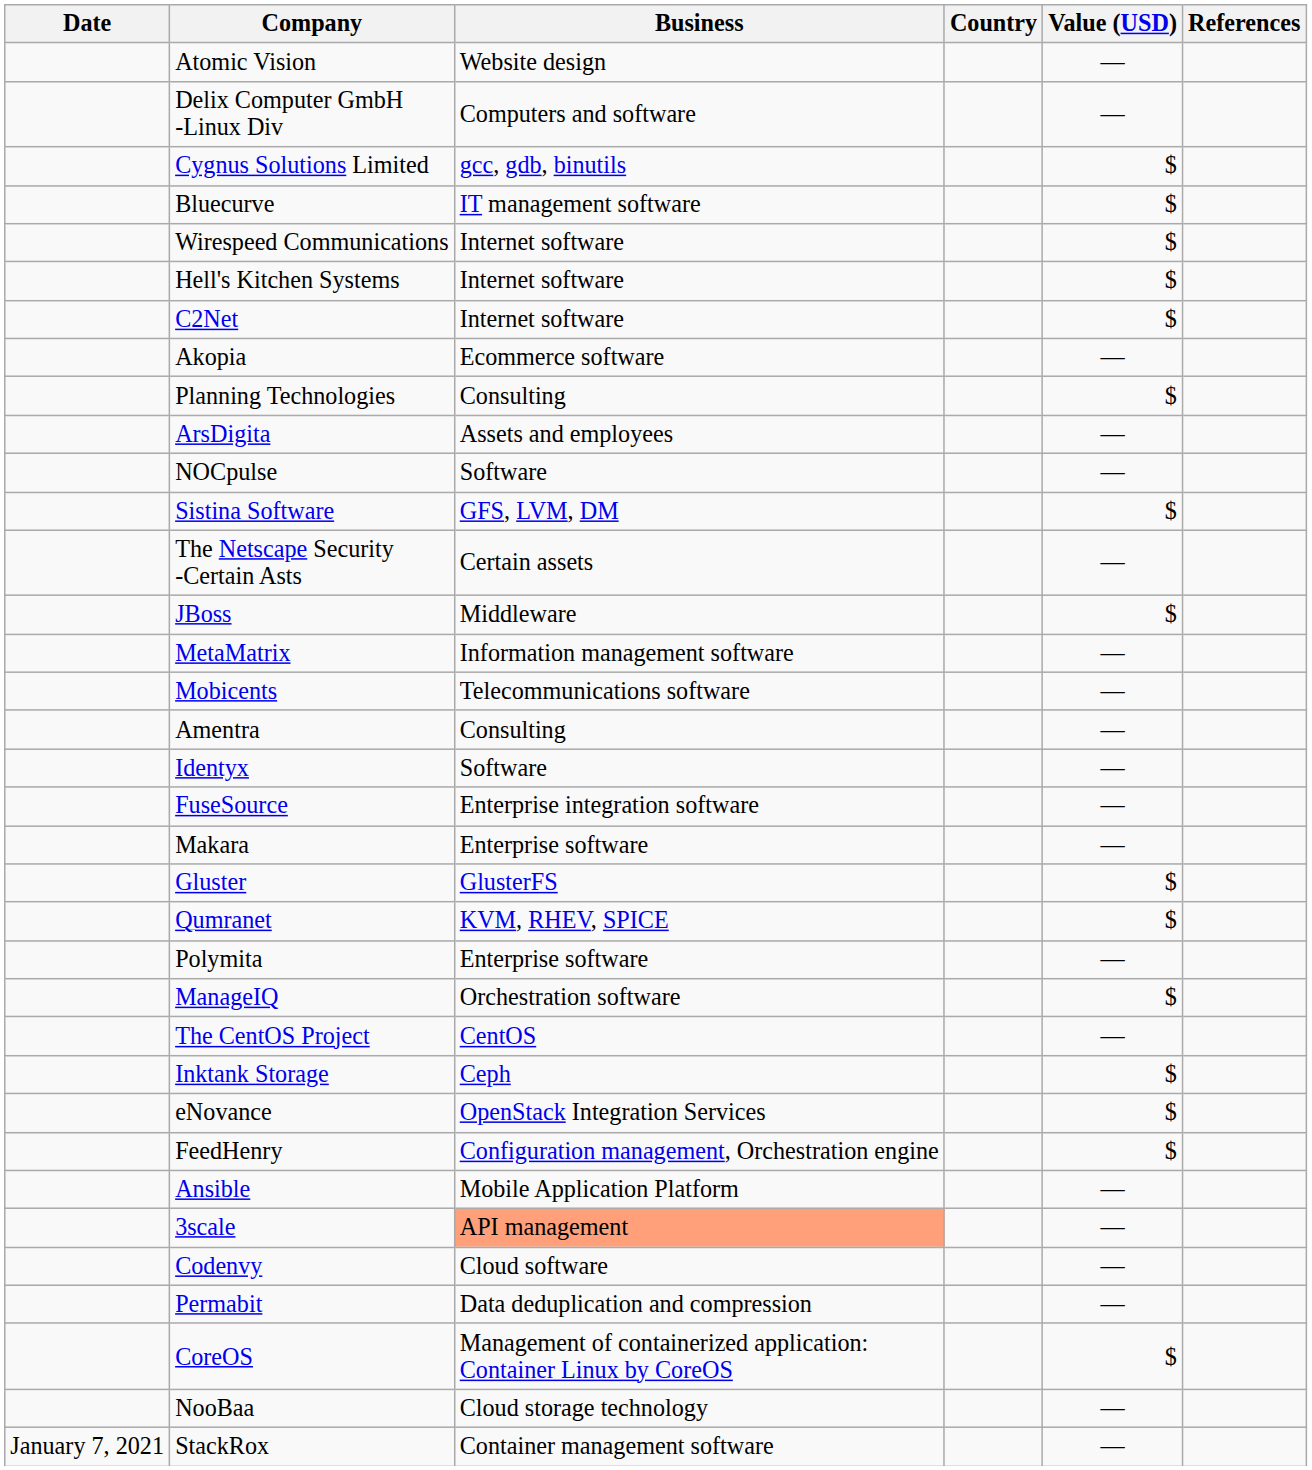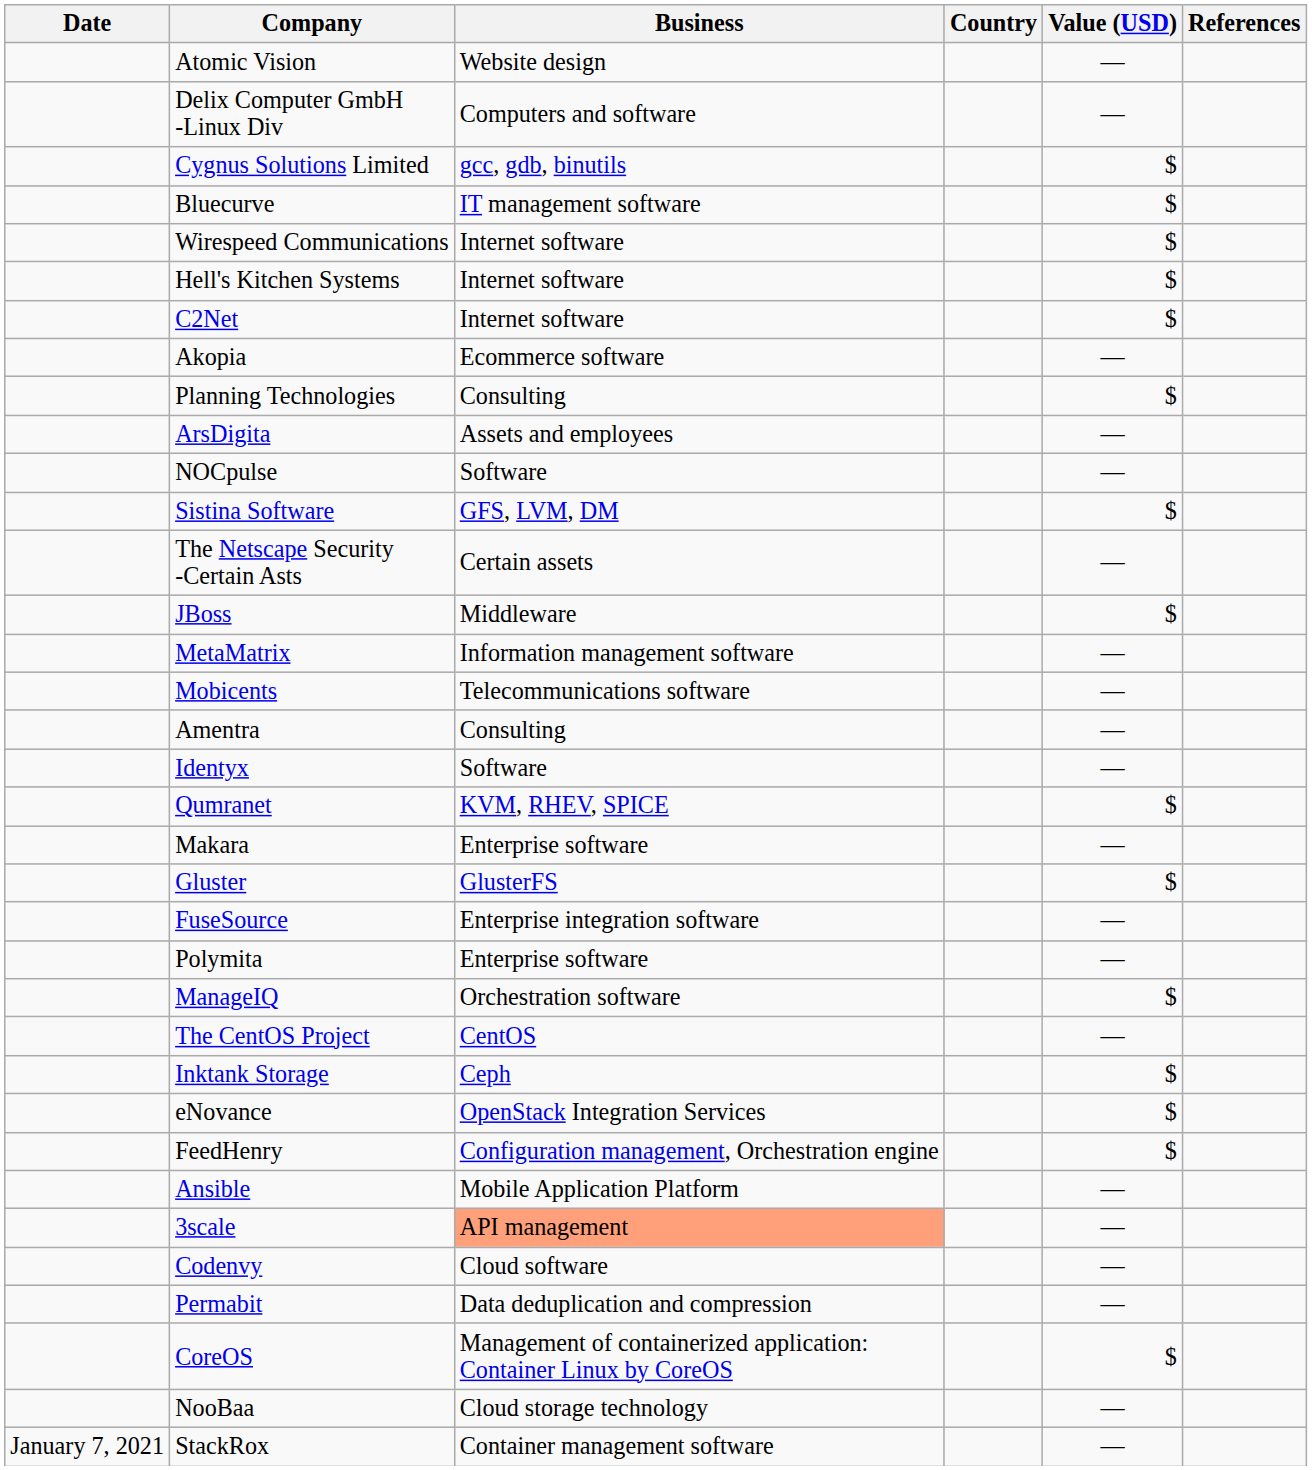rows swapped: (223, 920) <-> (231, 806)
